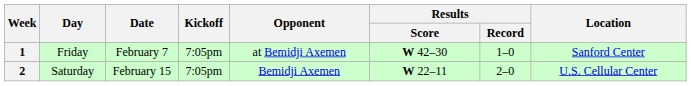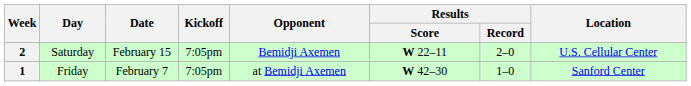rows swapped: (22, 52) <-> (22, 71)
